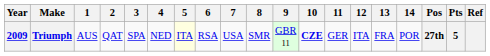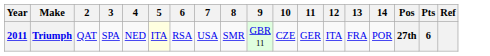- column: (87, 13)
(17, 36) 2009 -> (17, 36) 2011
(312, 36) bold -> (285, 36) normal
(456, 36) 5 -> (428, 36) 6
